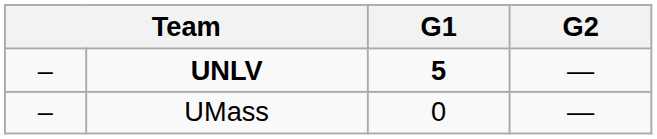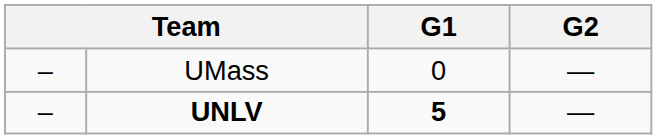rows swapped: (227, 70) <-> (227, 113)
